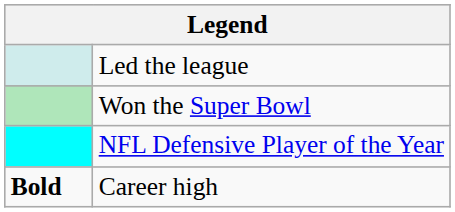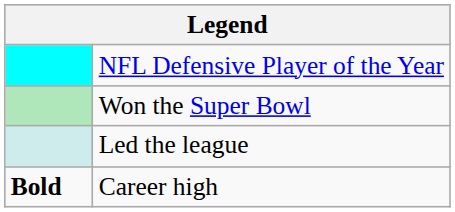rows swapped: (271, 145) <-> (174, 65)
